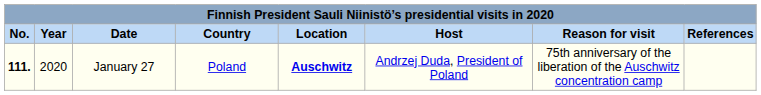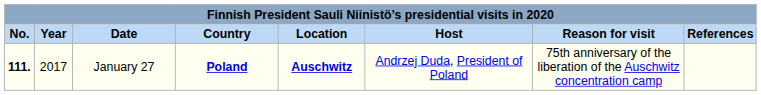(53, 67) 2020 -> (53, 67) 2017
(227, 67) normal -> (227, 67) bold
